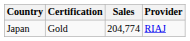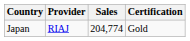columns swapped: (164, 12) <-> (75, 12)
